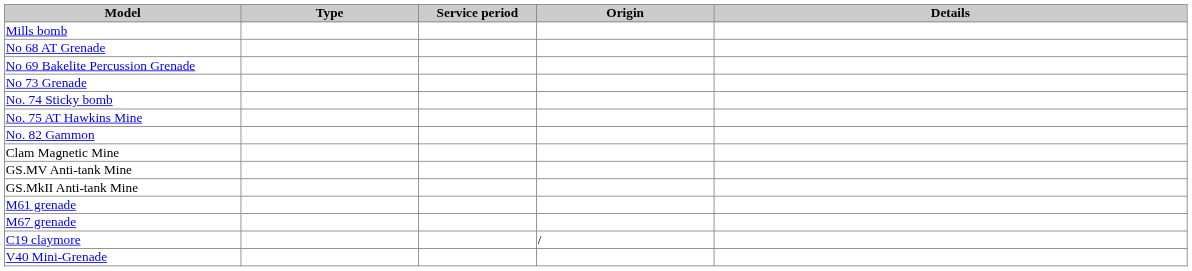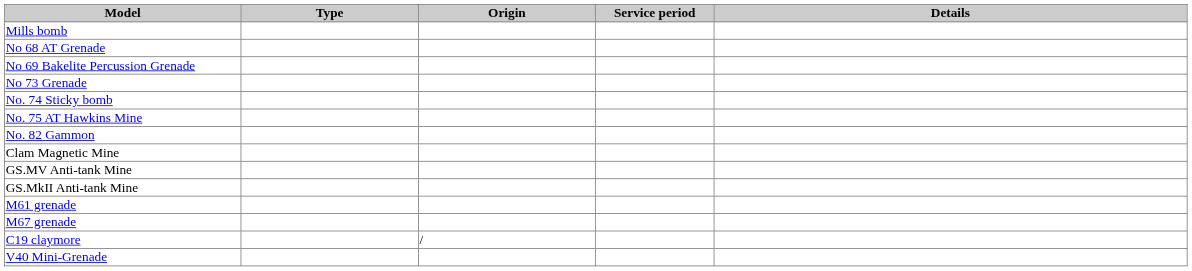columns swapped: (477, 13) <-> (625, 13)
